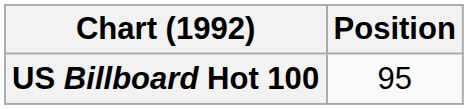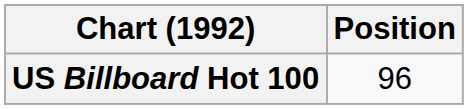(395, 78) 95 -> (395, 78) 96
